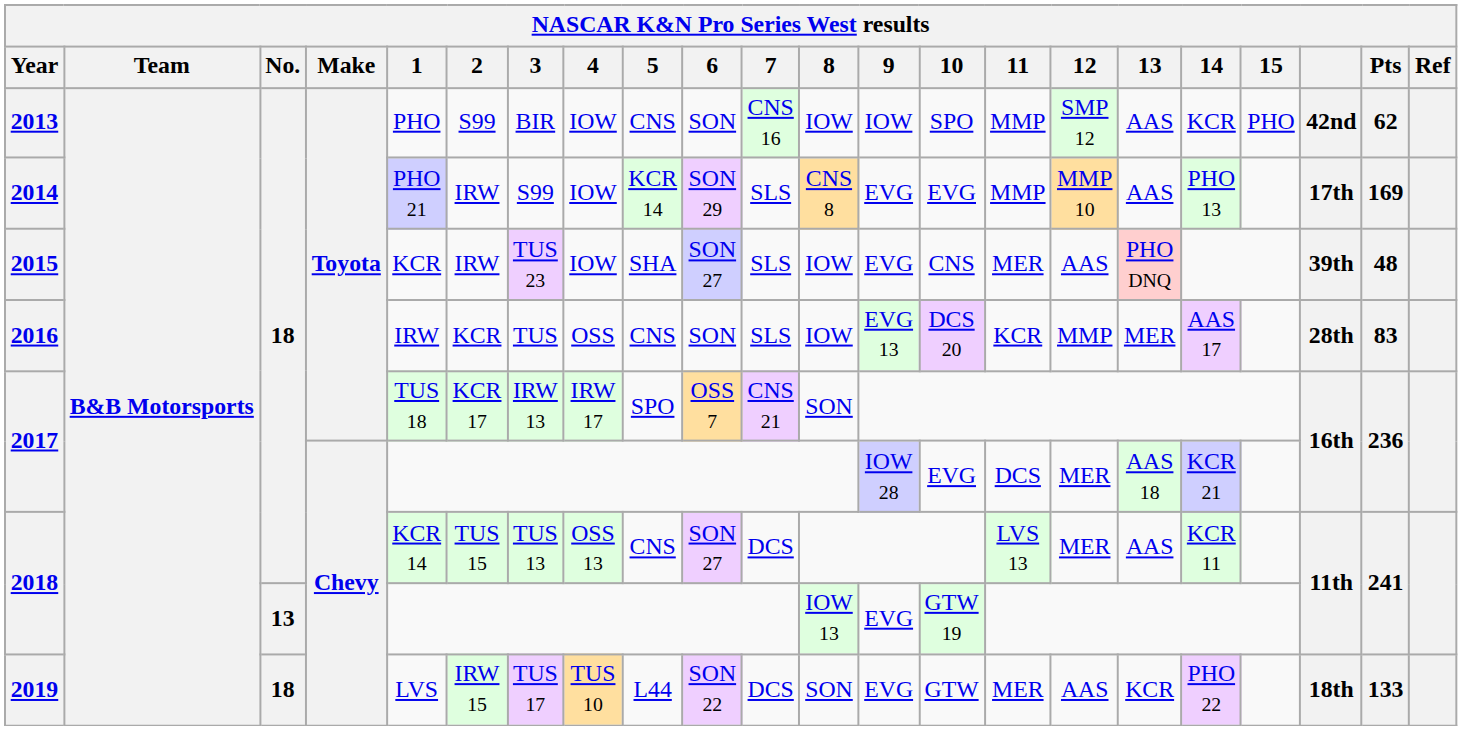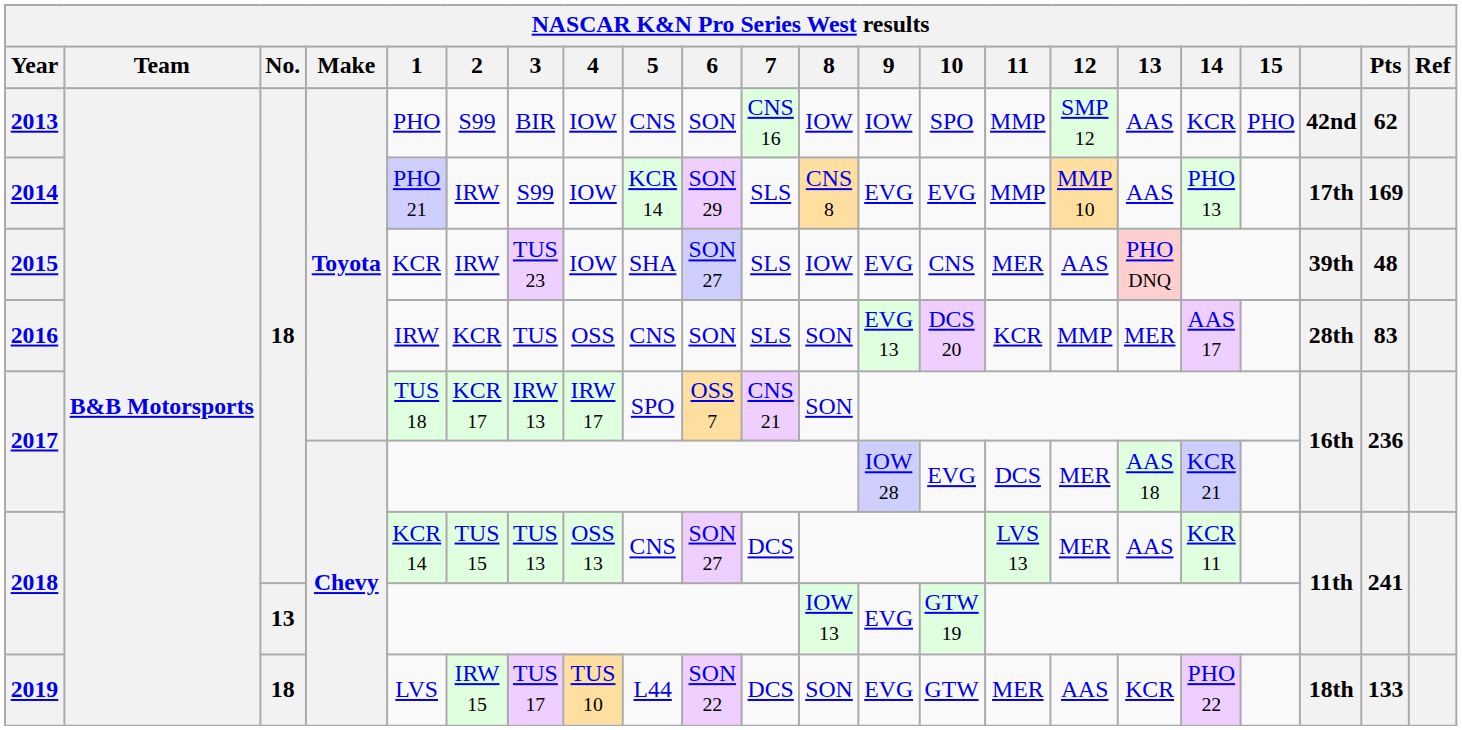(829, 334) IOW -> (829, 334) SON
